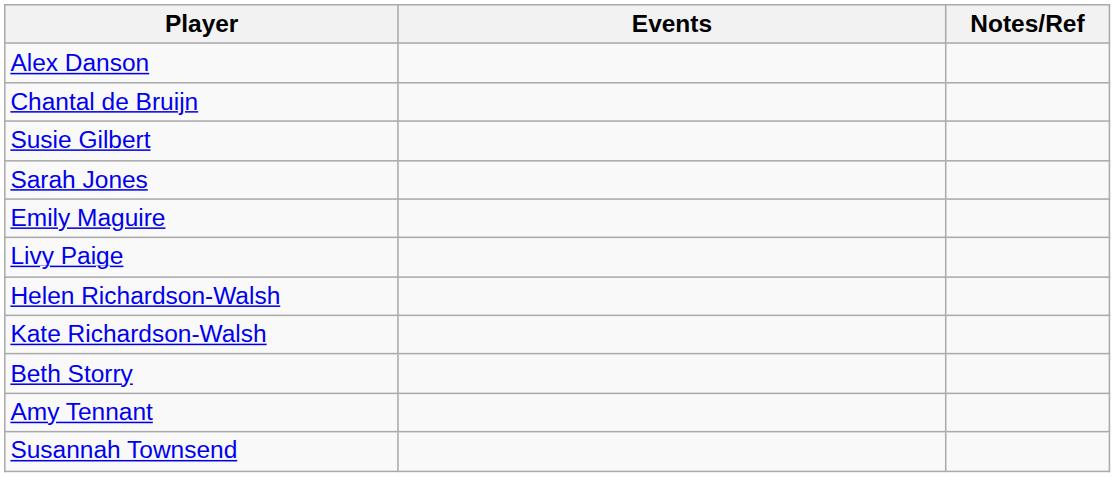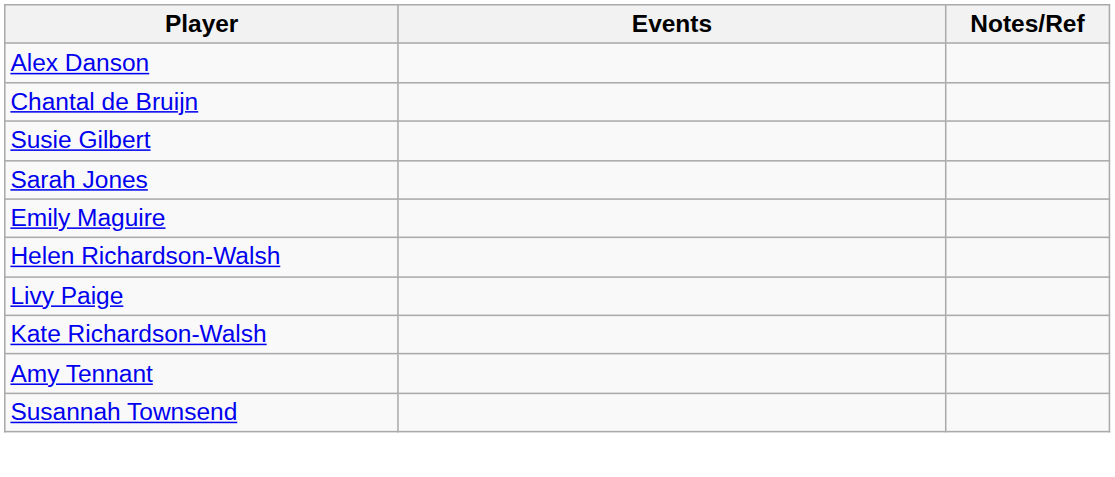rows swapped: (67, 256) <-> (145, 295)
- row: (72, 373)
